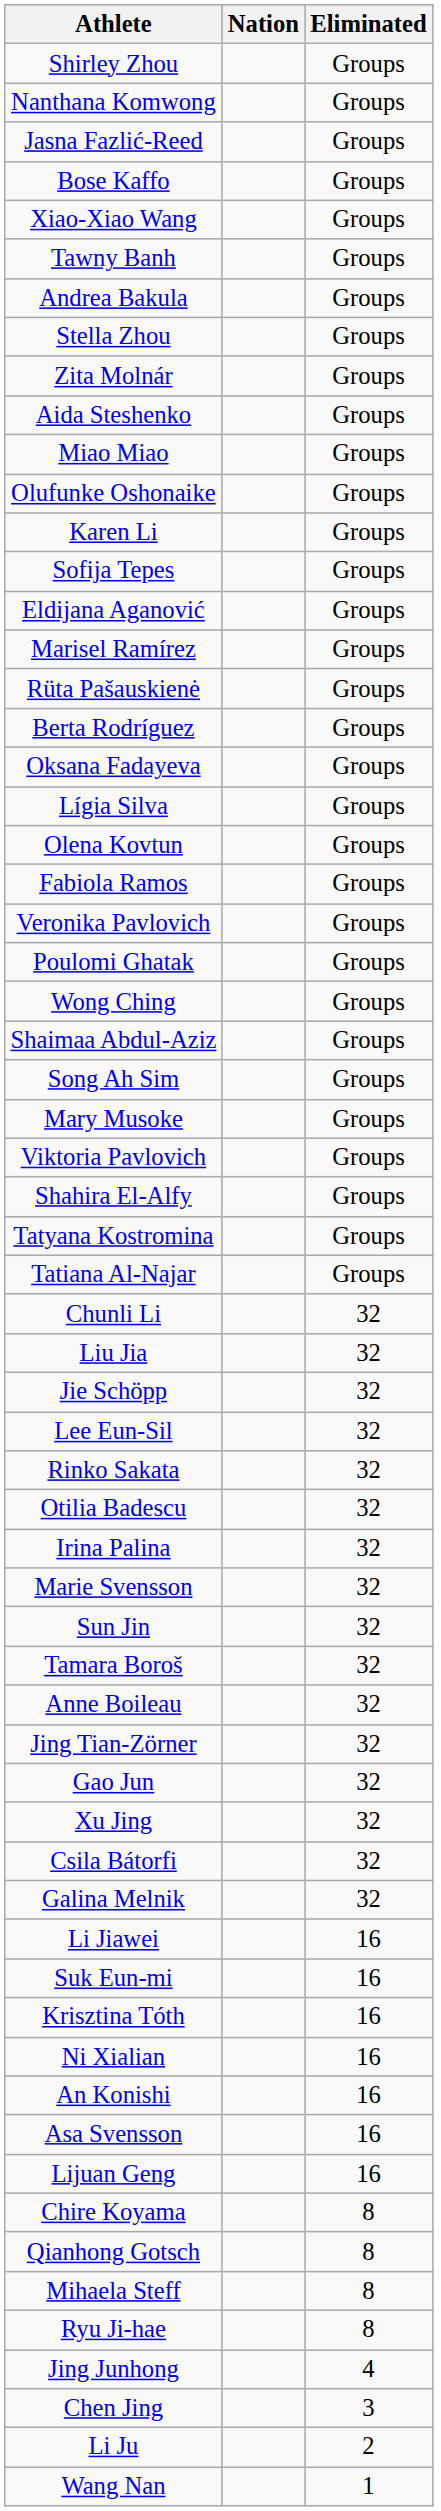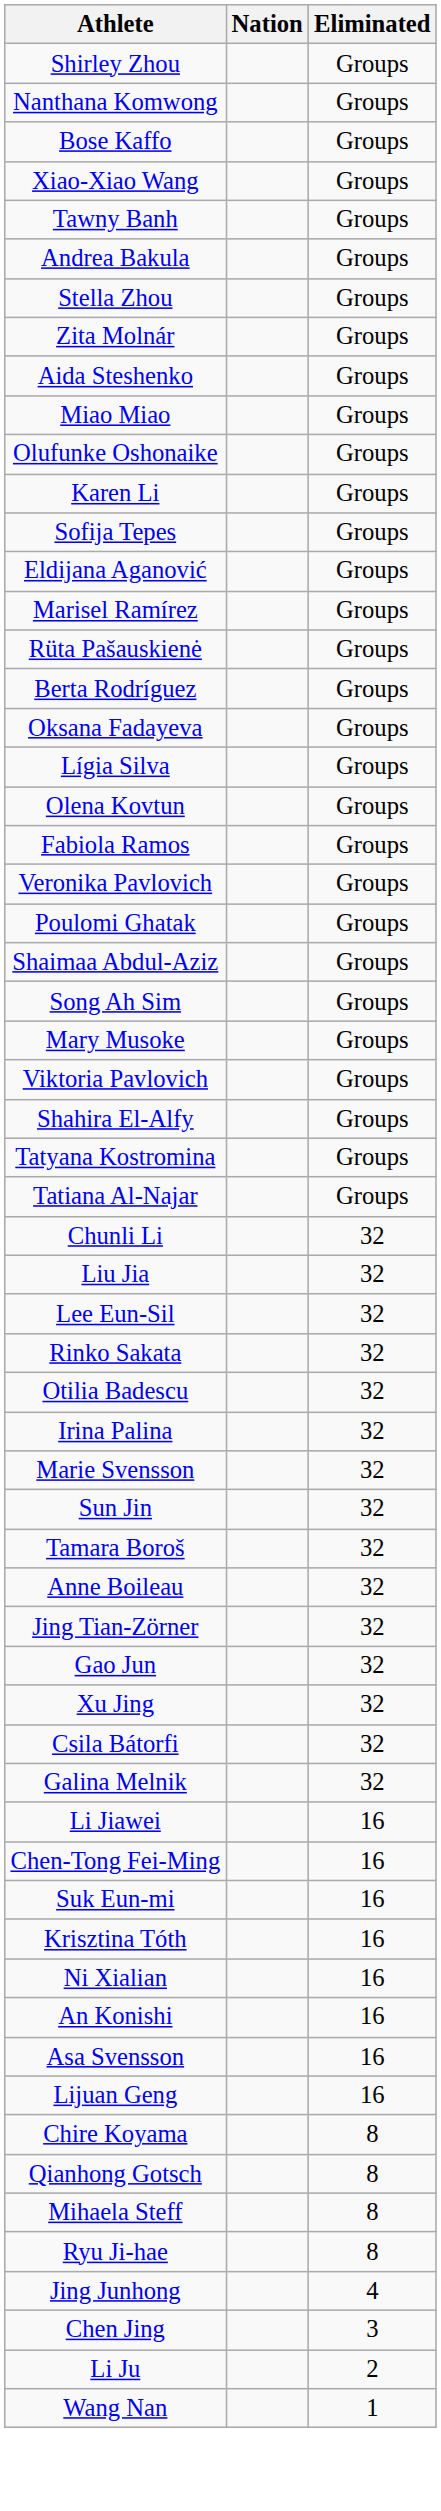- row: (113, 141)
- row: (113, 1000)
- row: (113, 1391)
+ row: (115, 1860)
